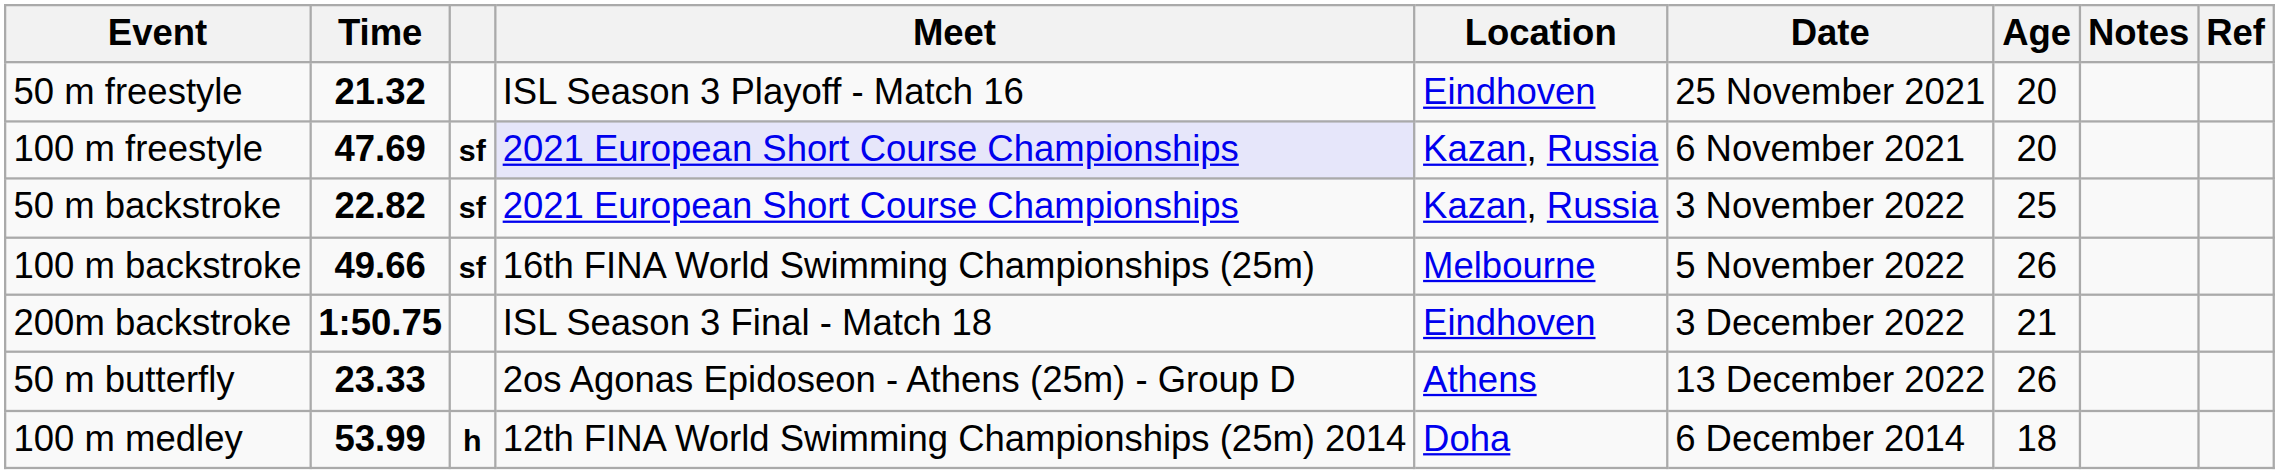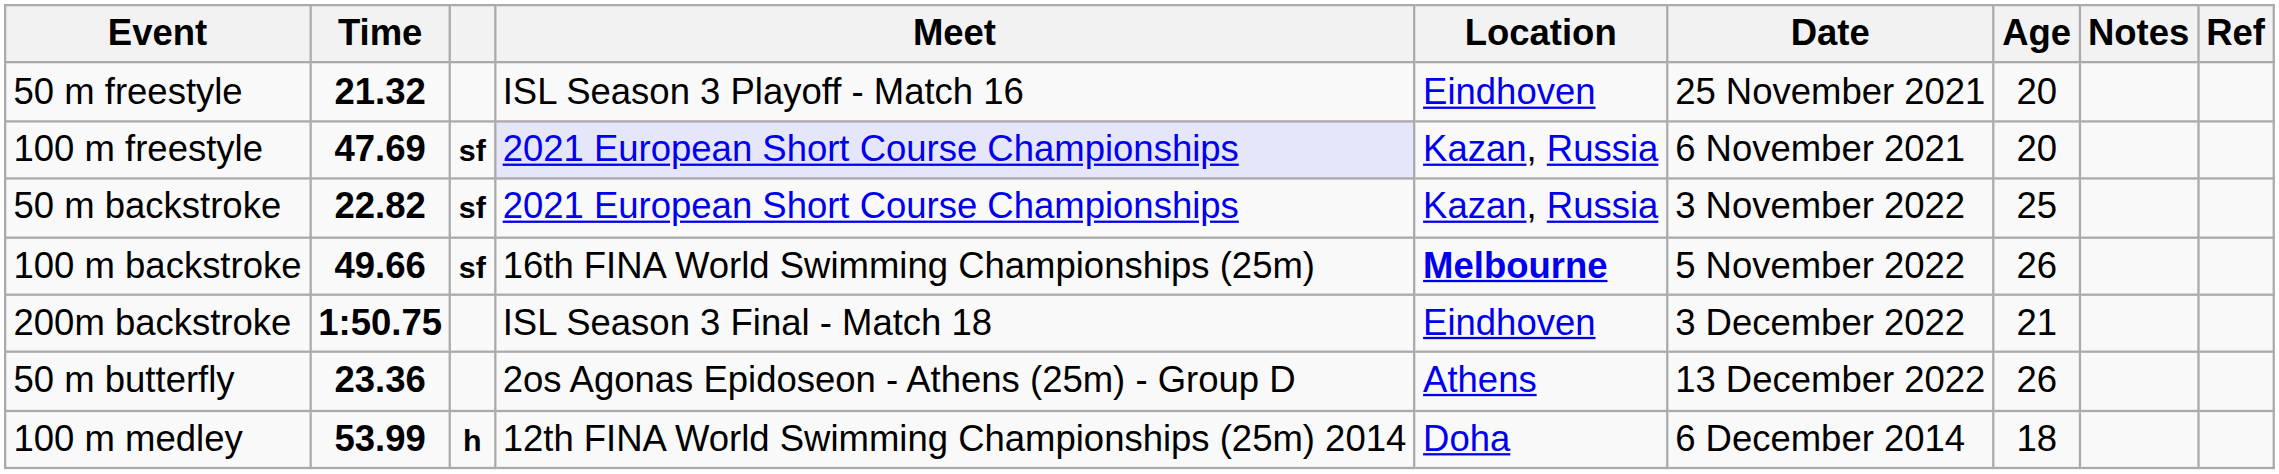(1509, 264) normal -> (1515, 264) bold
(380, 380) 23.33 -> (380, 380) 23.36
